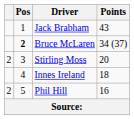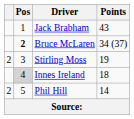(104, 59) 20 -> (104, 59) 19
(23, 75) no background -> (23, 75) lightgrey background
(104, 91) 16 -> (104, 91) 14
